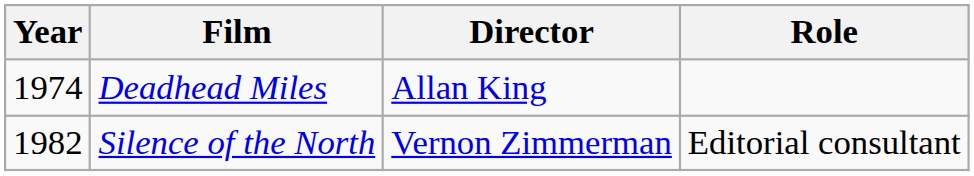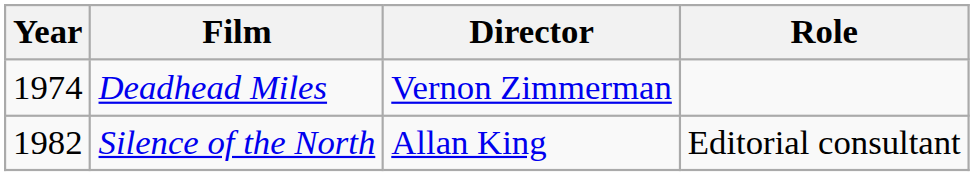(469, 87) Allan King -> (532, 87) Vernon Zimmerman
(532, 142) Vernon Zimmerman -> (469, 142) Allan King
